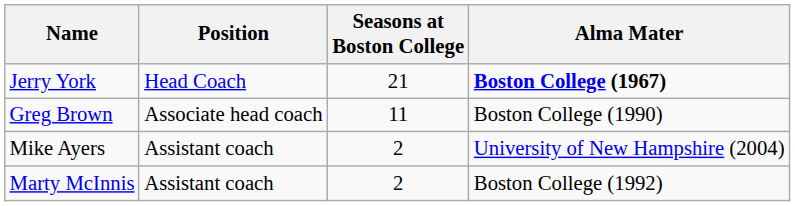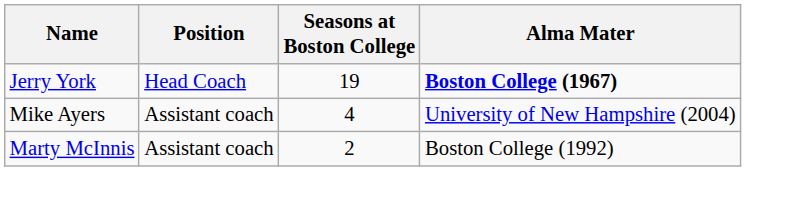(398, 80) 21 -> (349, 80) 19
- row: (61, 114)
(398, 149) 2 -> (349, 114) 4
